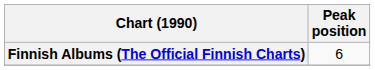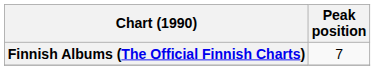(339, 53) 6 -> (339, 53) 7
